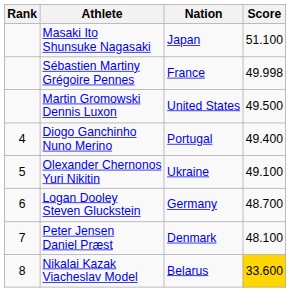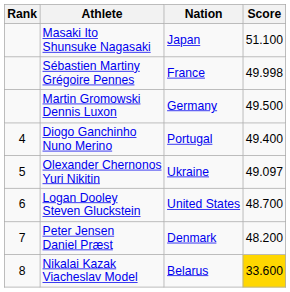(204, 106) United States -> (192, 106) Germany
(264, 172) 49.100 -> (264, 172) 49.097
(192, 205) Germany -> (204, 205) United States
(264, 238) 48.100 -> (264, 238) 48.200
